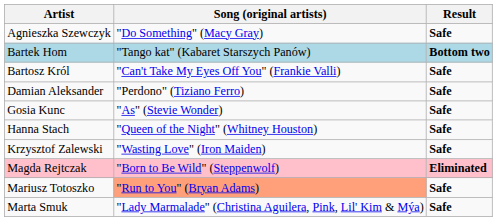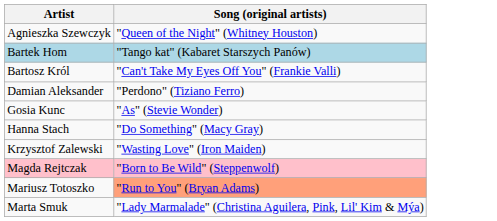- column: (460, 14)
(190, 33) "Do Something" (Macy Gray) -> (217, 33) "Queen of the Night" (Whitney Houston)
(217, 129) "Queen of the Night" (Whitney Houston) -> (190, 129) "Do Something" (Macy Gray)
